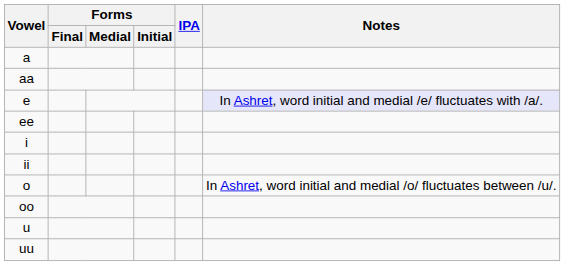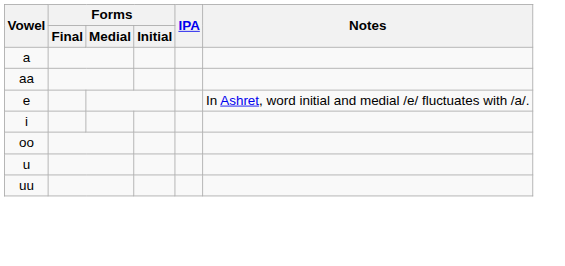(381, 100) lavender background -> (368, 100) no background
- row: (26, 121)
- row: (26, 164)
- row: (26, 185)
